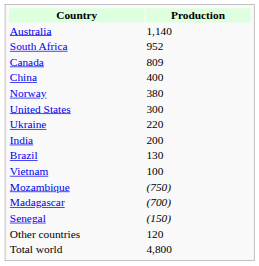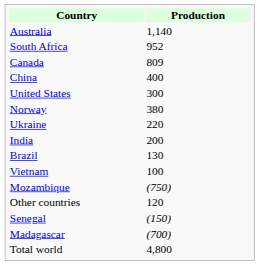rows swapped: (28, 93) <-> (40, 109)
rows swapped: (37, 203) <-> (45, 234)
